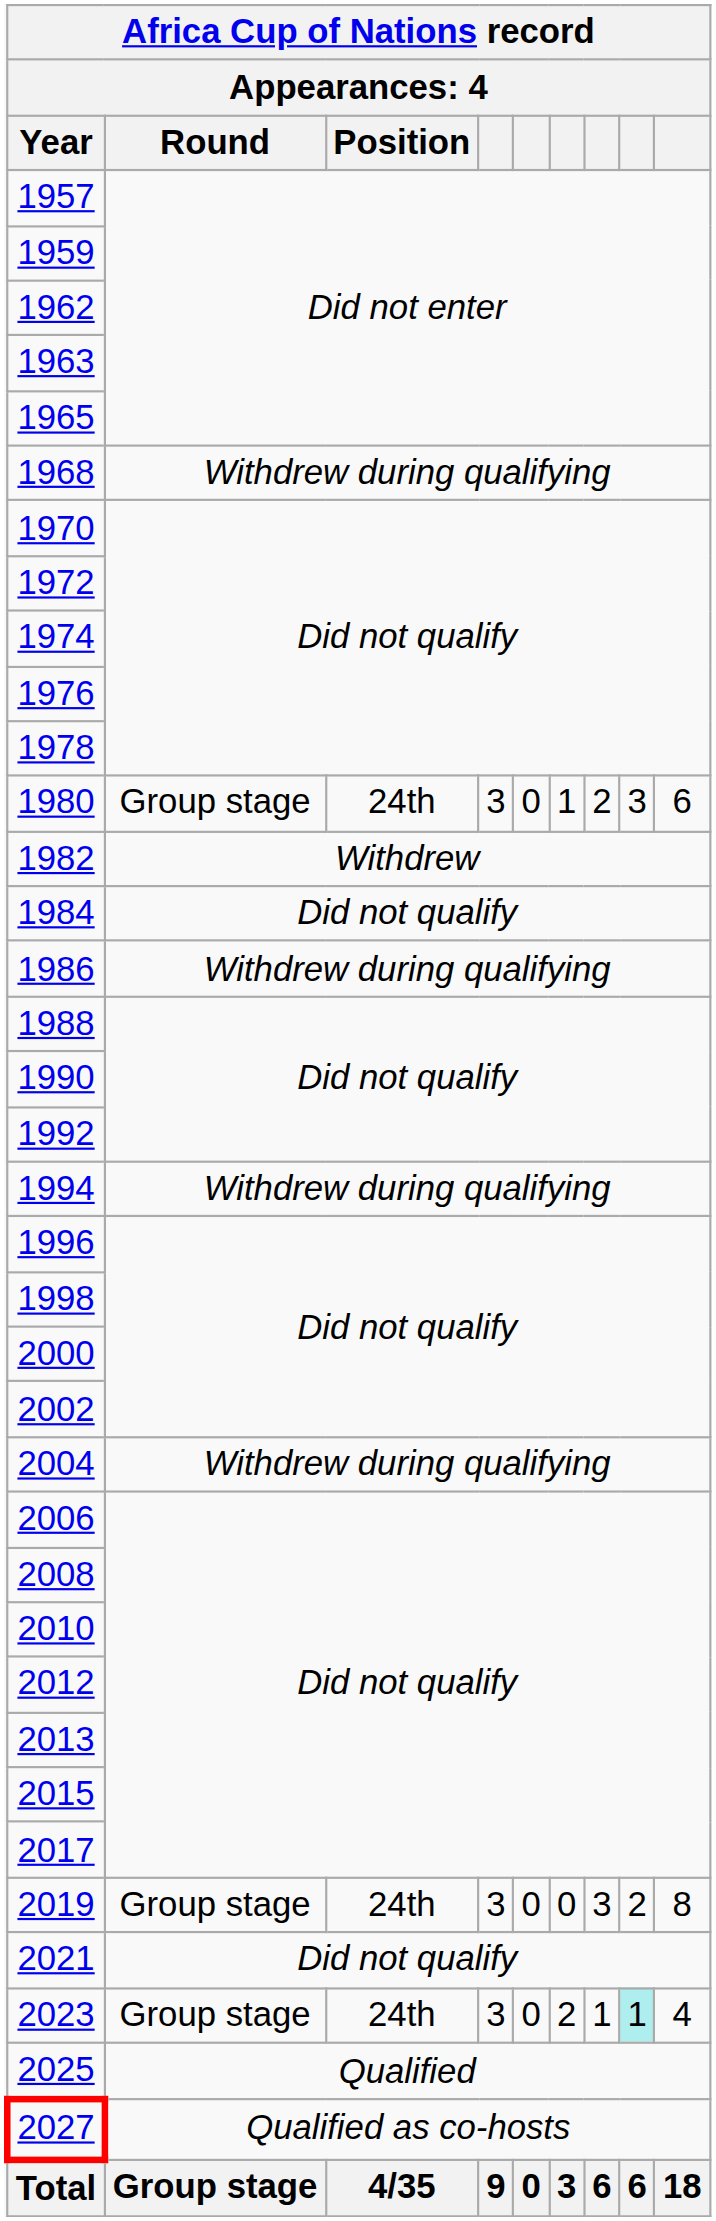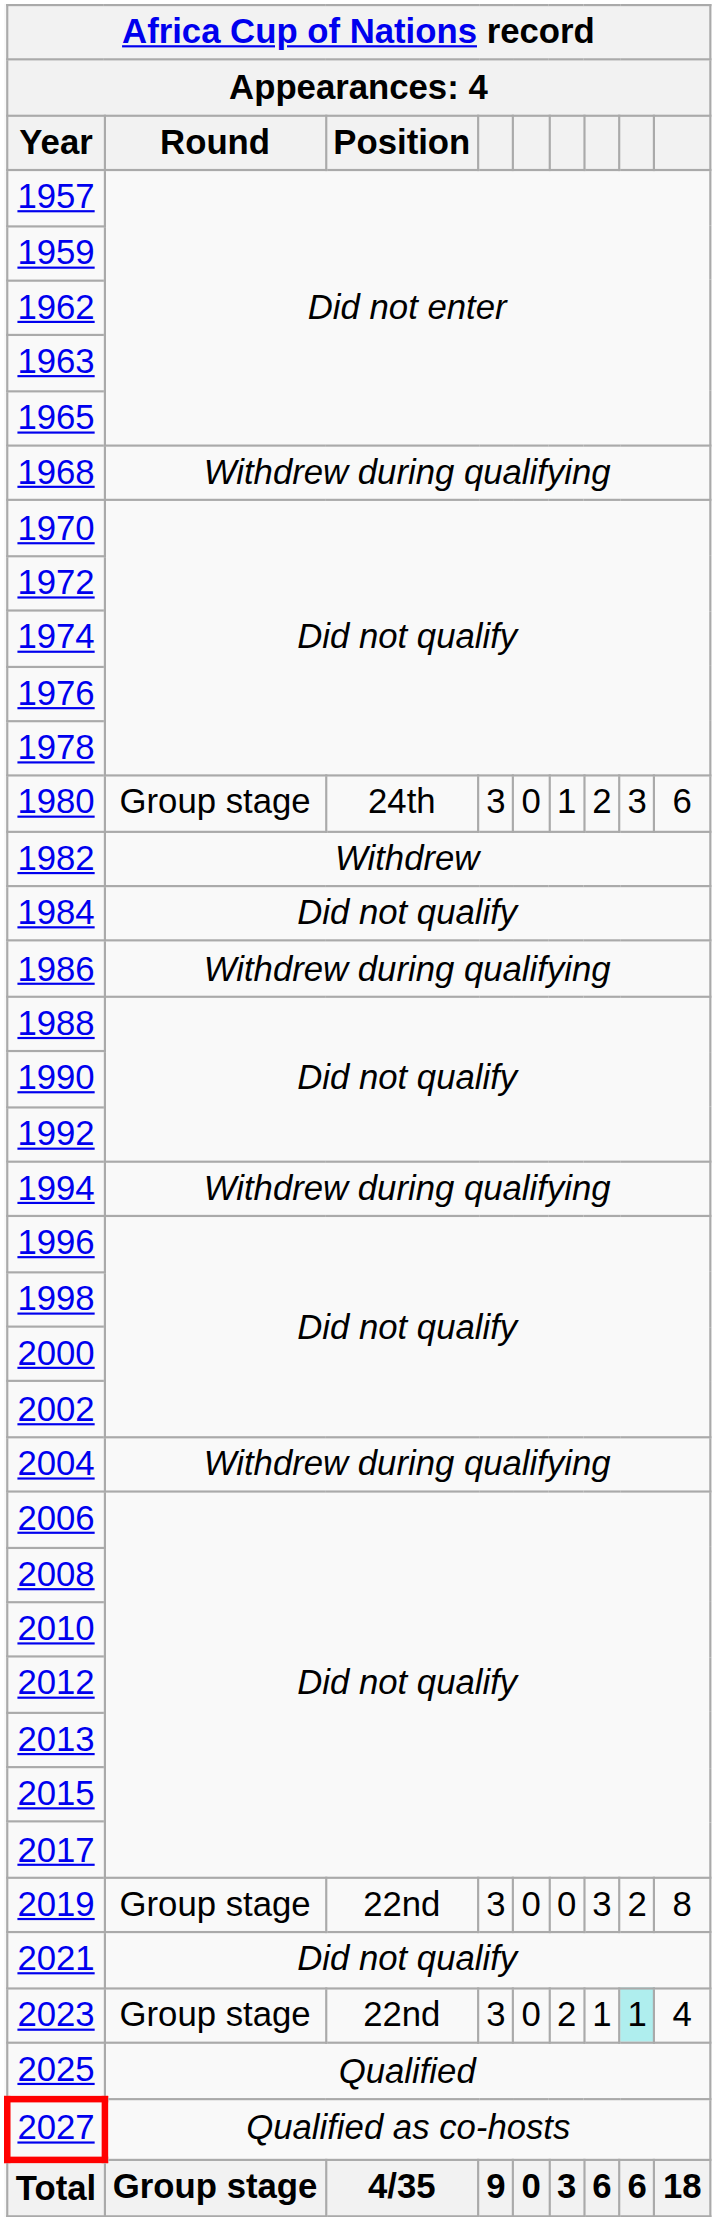(402, 1904) 24th -> (402, 1904) 22nd
(402, 2014) 24th -> (402, 2014) 22nd
